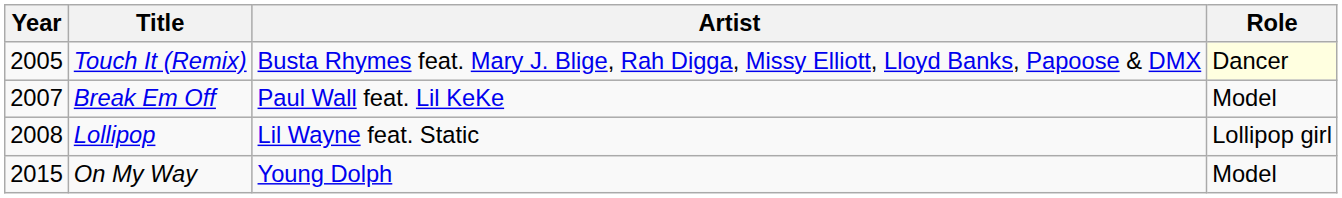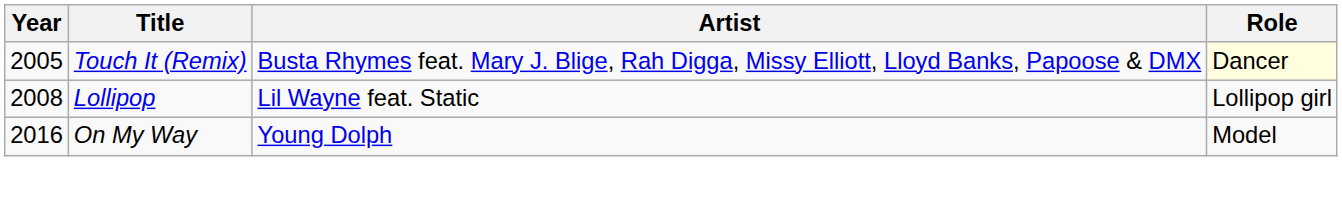- row: (145, 98)
(37, 173) 2015 -> (37, 135) 2016
